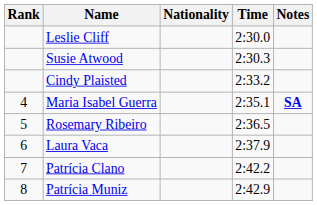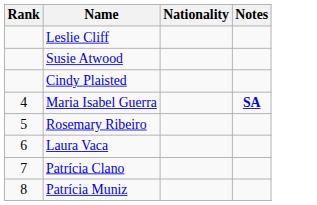- column: (253, 15)
